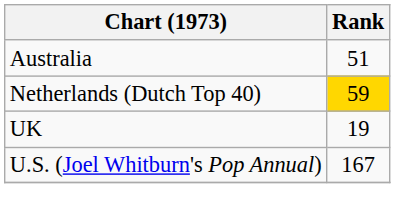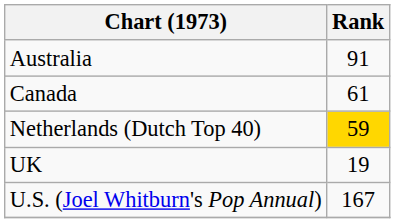(358, 57) 51 -> (358, 57) 91
+ row: (43, 93)
